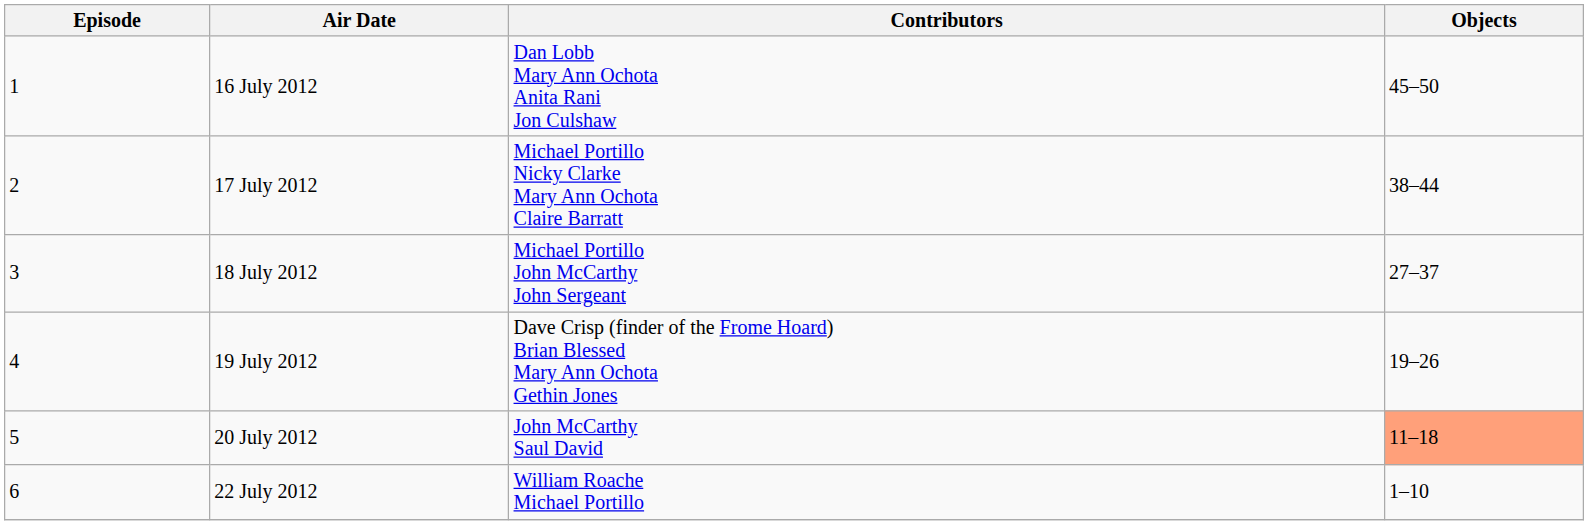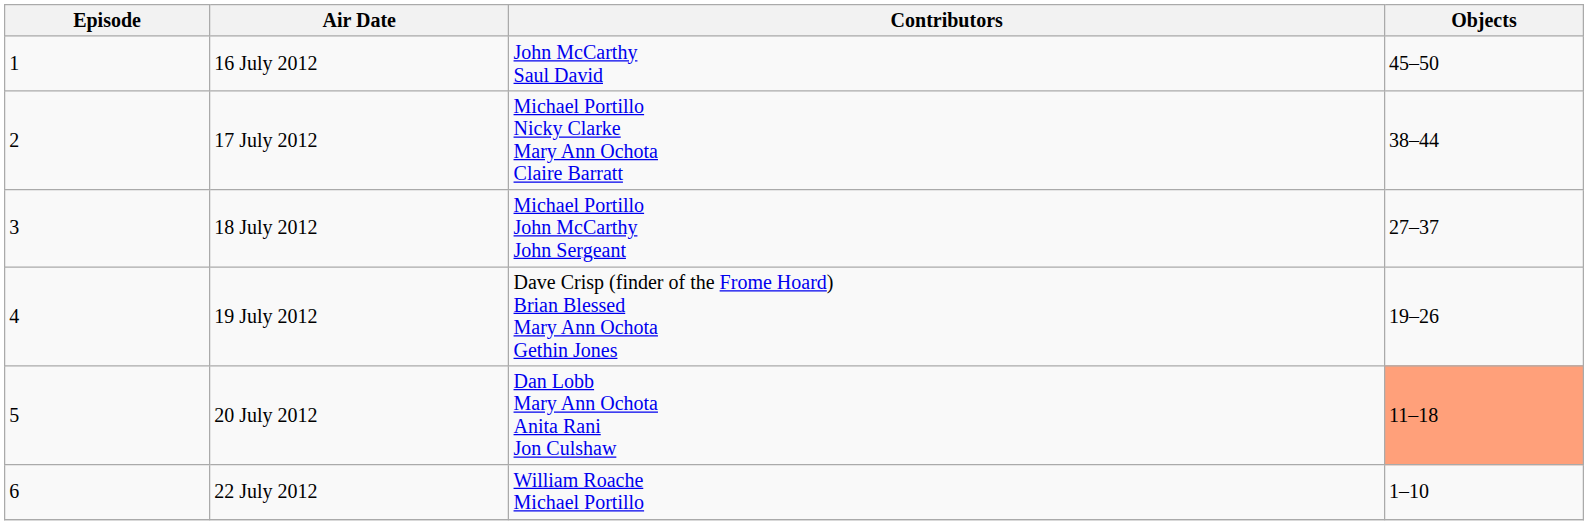(586, 85) Dan Lobb Mary Ann Ochota Anita Rani Jon Culshaw -> (575, 63) John McCarthy Saul David
(575, 437) John McCarthy Saul David -> (586, 415) Dan Lobb Mary Ann Ochota Anita Rani Jon Culshaw
